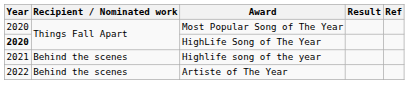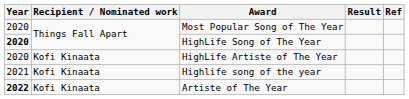+ row: (260, 57)
(80, 57) Behind the scenes -> (67, 72) Kofi Kinaata
(18, 72) normal -> (18, 87) bold
(80, 72) Behind the scenes -> (67, 87) Kofi Kinaata
